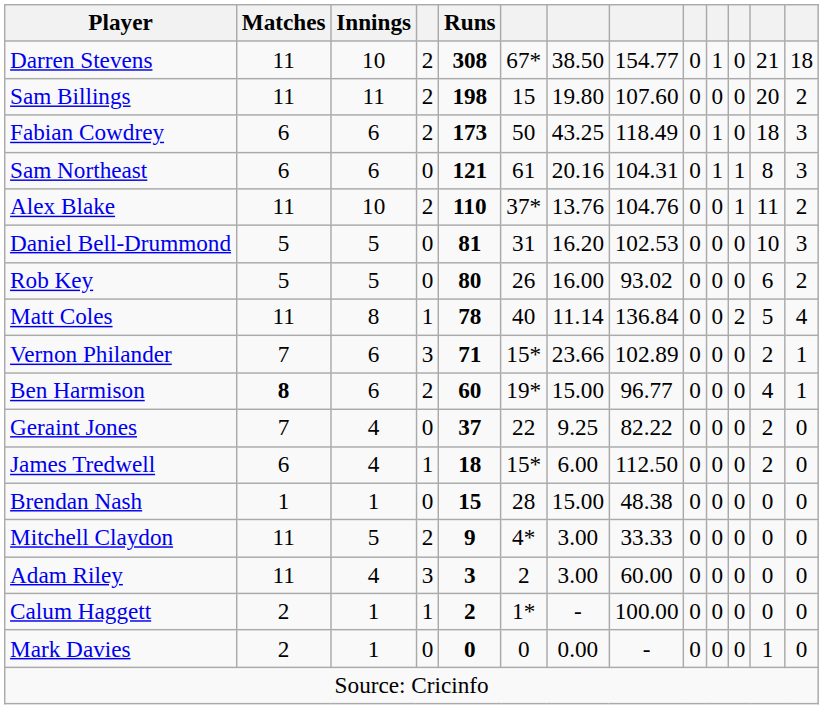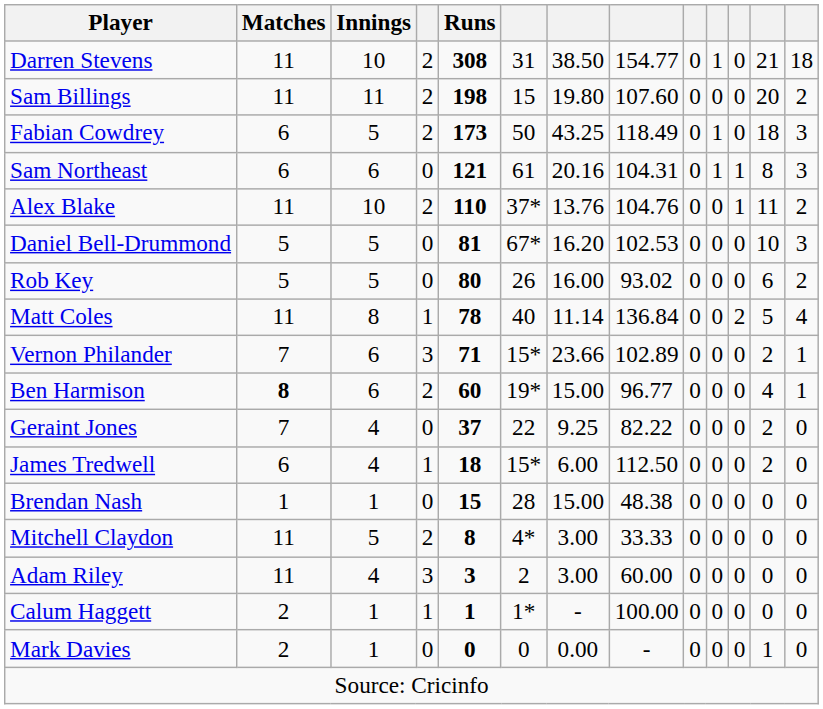(524, 59) 67* -> (524, 59) 31
(374, 133) 6 -> (374, 133) 5
(524, 243) 31 -> (524, 243) 67*
(470, 538) 9 -> (470, 538) 8
(470, 611) 2 -> (470, 611) 1
